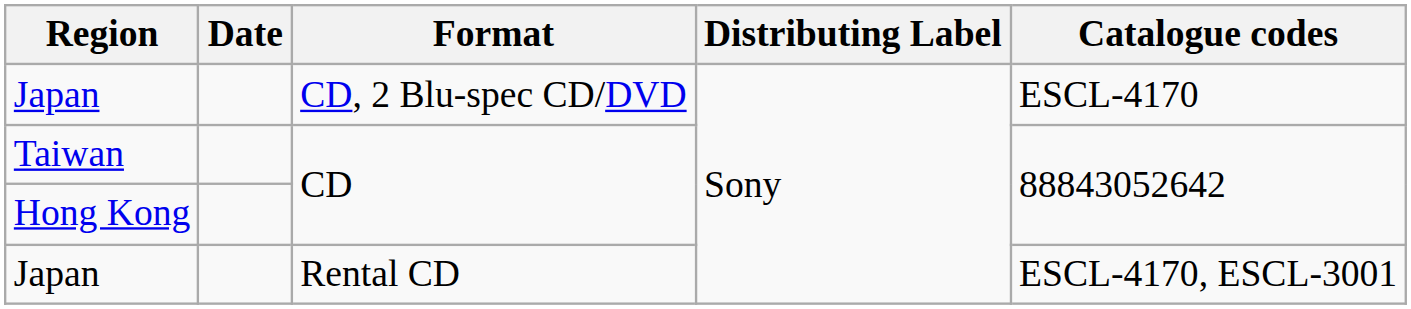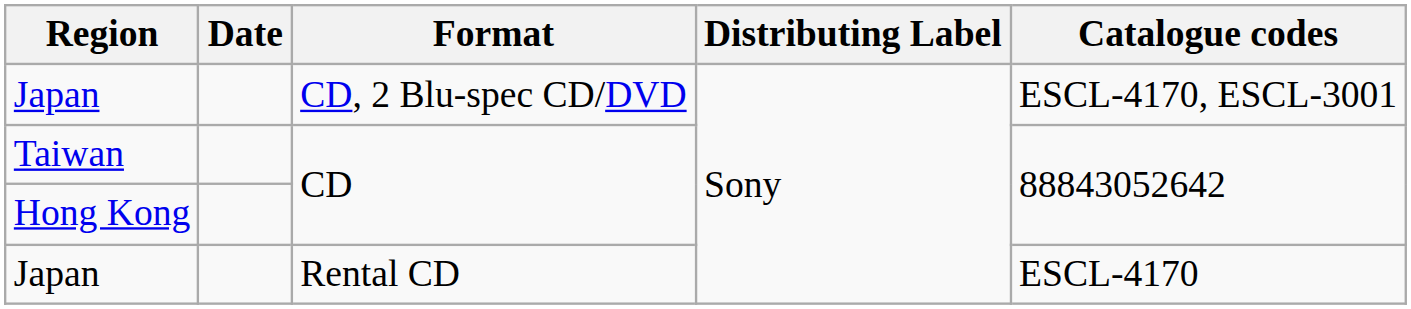(1109, 93) ESCL-4170 -> (1208, 93) ESCL-4170, ESCL-3001
(1208, 272) ESCL-4170, ESCL-3001 -> (1109, 272) ESCL-4170
